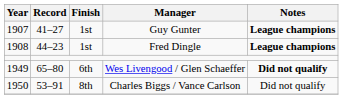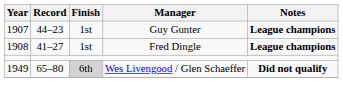(50, 30) 41–27 -> (50, 30) 44–23
(50, 47) 44–23 -> (50, 47) 41–27
(86, 68) no background -> (86, 68) lightgrey background
- row: (18, 85)
